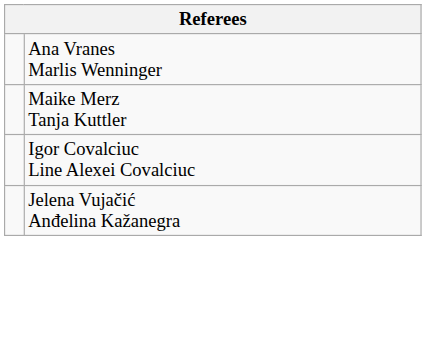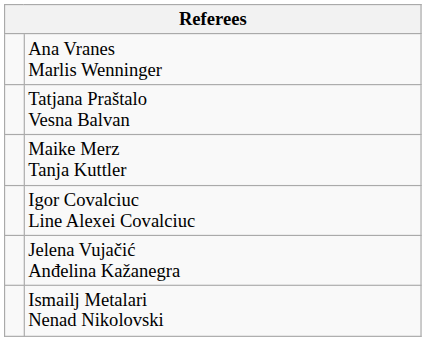+ row: (88, 109)
+ row: (96, 310)
